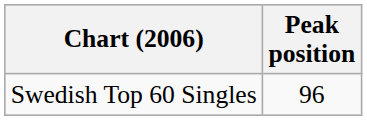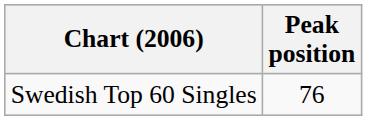(312, 94) 96 -> (312, 94) 76
